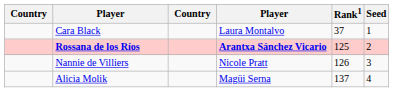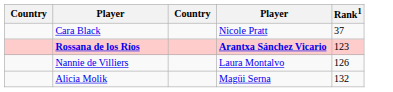- column: (376, 13)
(252, 31) Laura Montalvo -> (243, 31) Nicole Pratt
(341, 47) 125 -> (341, 47) 123
(243, 63) Nicole Pratt -> (252, 63) Laura Montalvo
(341, 79) 137 -> (341, 79) 132
